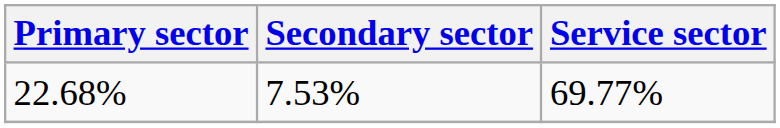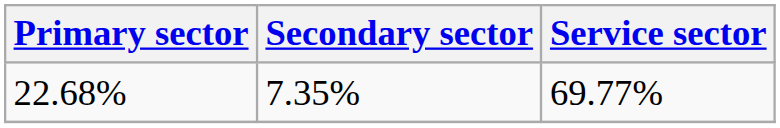(313, 91) 7.53% -> (313, 91) 7.35%
